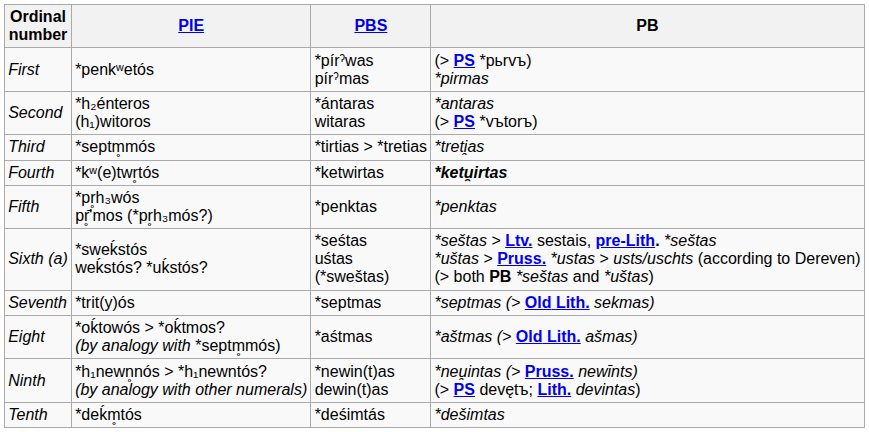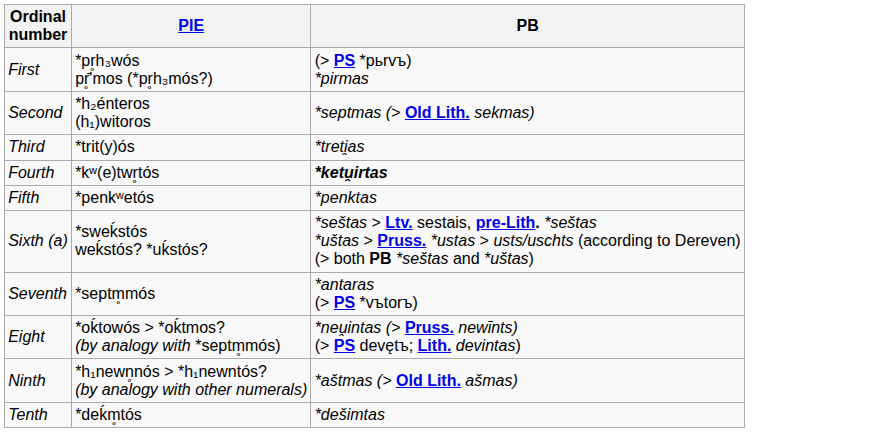- column: (371, 26)
(115, 69) *penkʷetós -> (144, 69) *pr̥h₃wós pr̥̄'mos (*pr̥h₃mós?)
(486, 112) *antaras (> PS *vъtorъ) -> (425, 112) *septmas (> Old Lith. sekmas)
(115, 147) *septm̥mós -> (105, 147) *trit(y)ós
(144, 207) *pr̥h₃wós pr̥̄'mos (*pr̥h₃mós?) -> (115, 198) *penkʷetós
(105, 302) *trit(y)ós -> (115, 293) *septm̥mós
(545, 302) *septmas (> Old Lith. sekmas) -> (366, 293) *antaras (> PS *vъtorъ)
(536, 337) *aštmas (> Old Lith. ašmas) -> (418, 337) *neu̯intas (> Pruss. newīnts) (> PS devętъ; Lith. devintas)
(538, 380) *neu̯intas (> Pruss. newīnts) (> PS devętъ; Lith. devintas) -> (416, 380) *aštmas (> Old Lith. ašmas)
